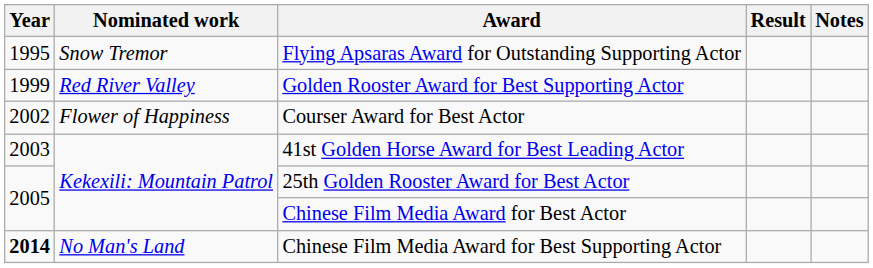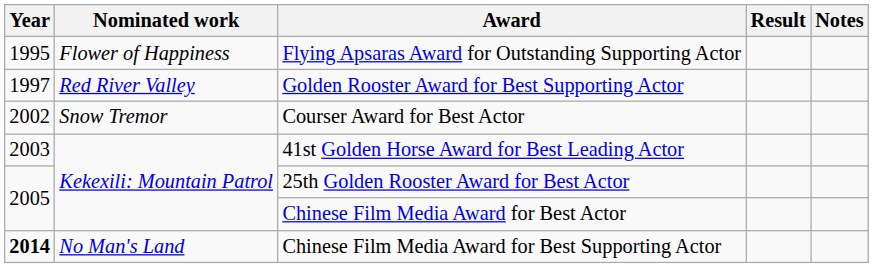(113, 52) Snow Tremor -> (145, 52) Flower of Happiness
(30, 85) 1999 -> (30, 85) 1997
(145, 117) Flower of Happiness -> (113, 117) Snow Tremor
